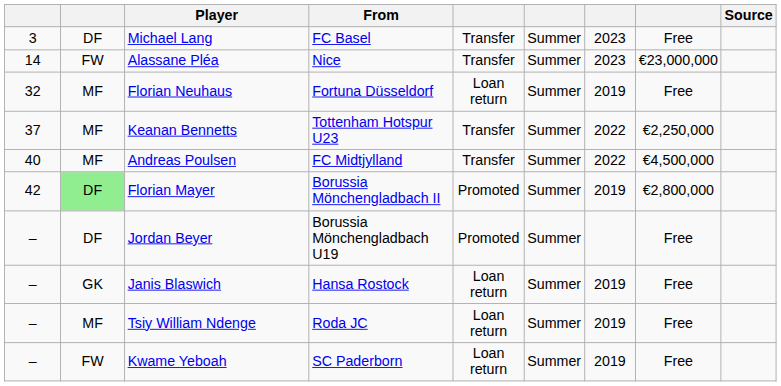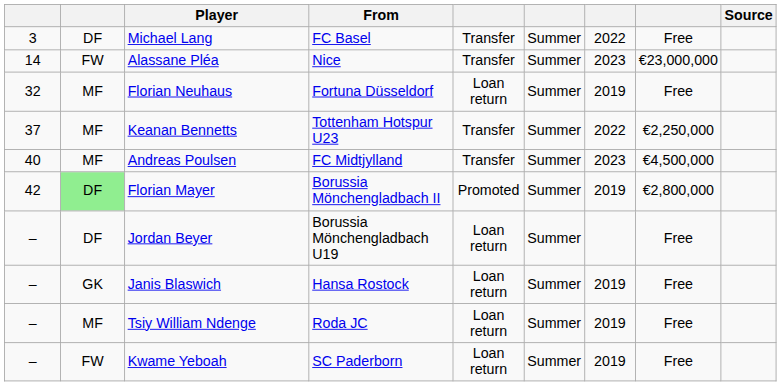(610, 38) 2023 -> (610, 38) 2022
(610, 160) 2022 -> (610, 160) 2023
(489, 237) Promoted -> (489, 237) Loan return
